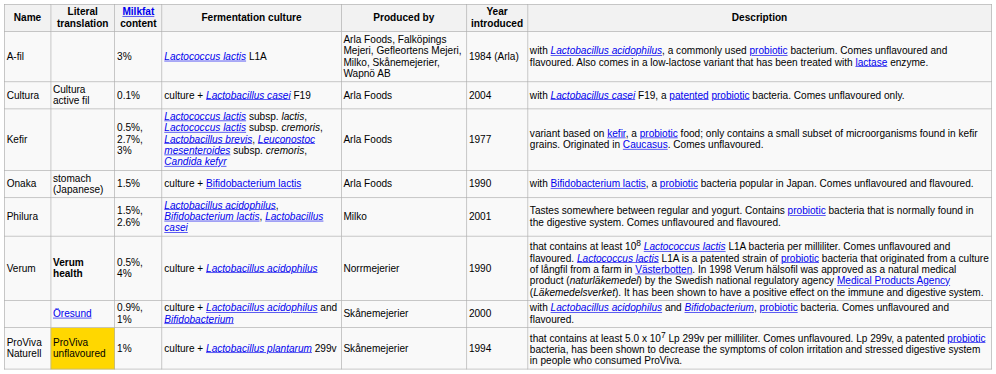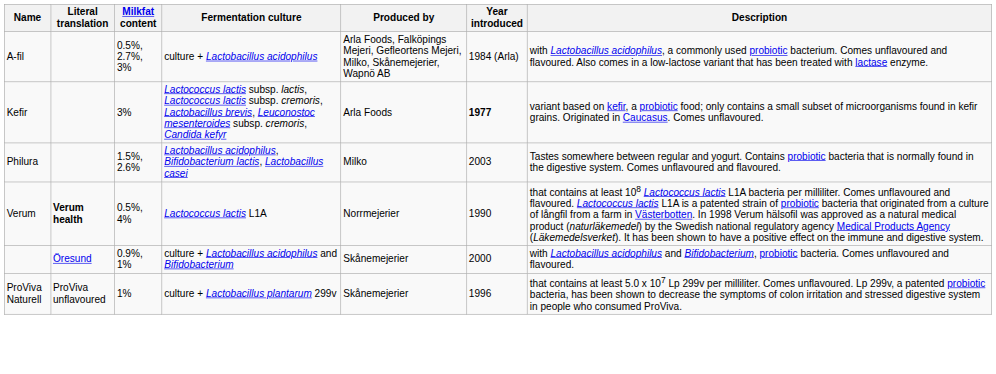(124, 56) 3% -> (130, 56) 0.5%, 2.7%, 3%
(216, 56) Lactococcus lactis L1A -> (241, 56) culture + Lactobacillus acidophilus
- row: (23, 95)
(130, 139) 0.5%, 2.7%, 3% -> (124, 112) 3%
(480, 139) normal -> (480, 112) bold
- row: (21, 184)
(480, 217) 2001 -> (480, 162) 2003
(241, 268) culture + Lactobacillus acidophilus -> (215, 213) Lactococcus lactis L1A
(79, 348) gold background -> (79, 293) no background
(480, 348) 1994 -> (480, 293) 1996
